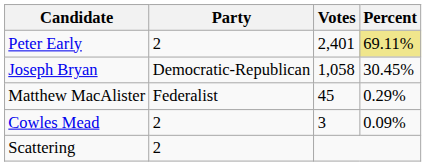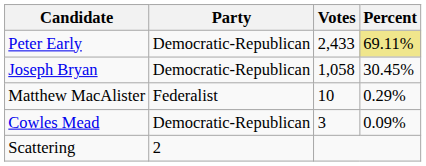(157, 43) 2 -> (231, 43) Democratic-Republican
(336, 43) 2,401 -> (336, 43) 2,433
(326, 95) 45 -> (326, 95) 10
(157, 122) 2 -> (231, 122) Democratic-Republican
